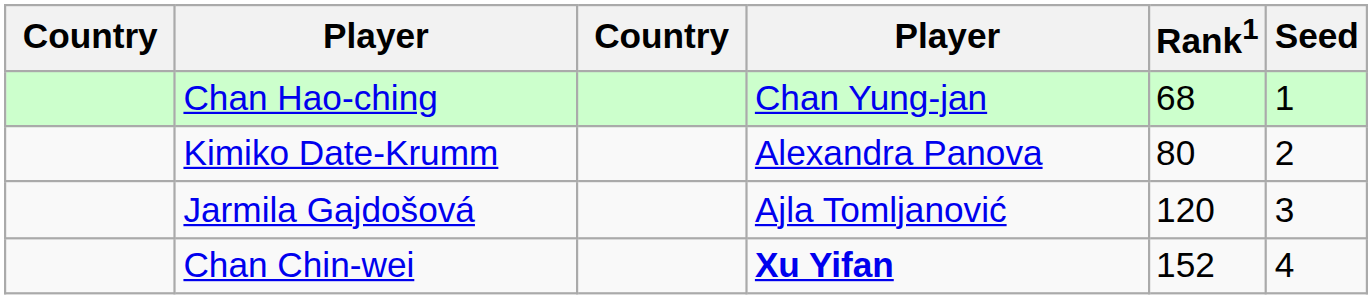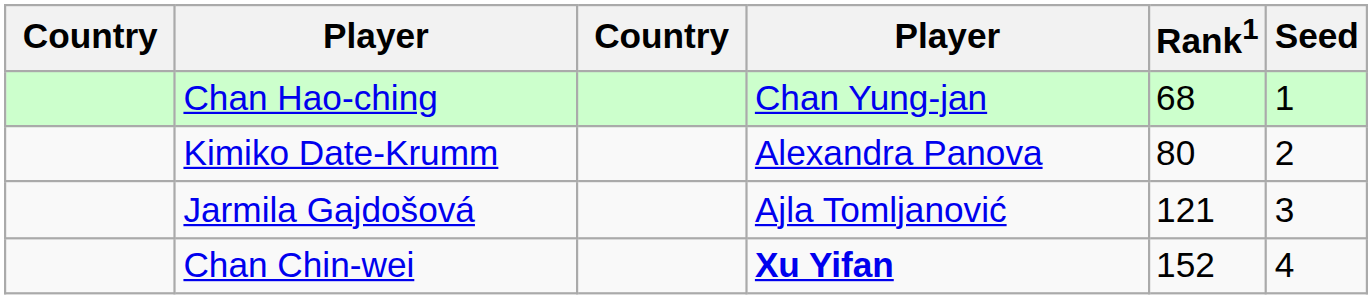(1185, 209) 120 -> (1185, 209) 121
